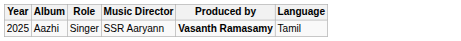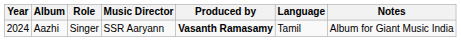+ column: (392, 12)
(18, 28) 2025 -> (18, 28) 2024
